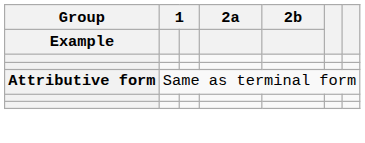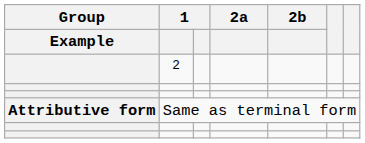+ row: (82, 69)
